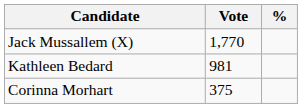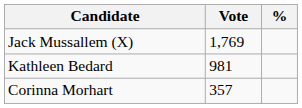(227, 41) 1,770 -> (227, 41) 1,769
(221, 90) 375 -> (221, 90) 357
